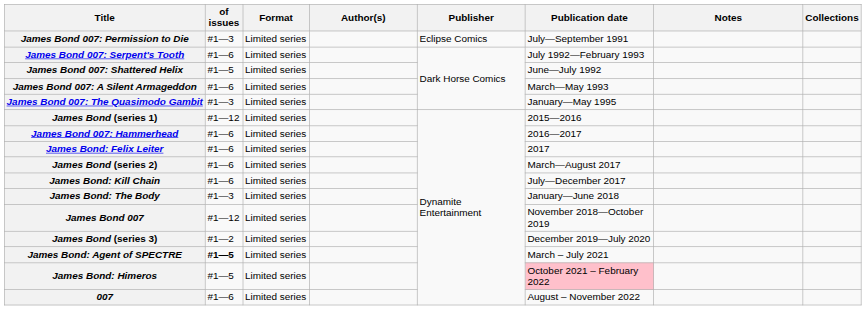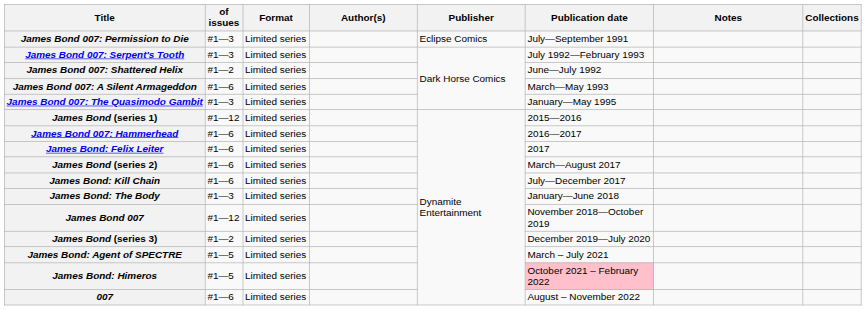(221, 54) #1—6 -> (221, 54) #1—3
(221, 70) #1—5 -> (221, 70) #1—2
(221, 254) bold -> (221, 254) normal
